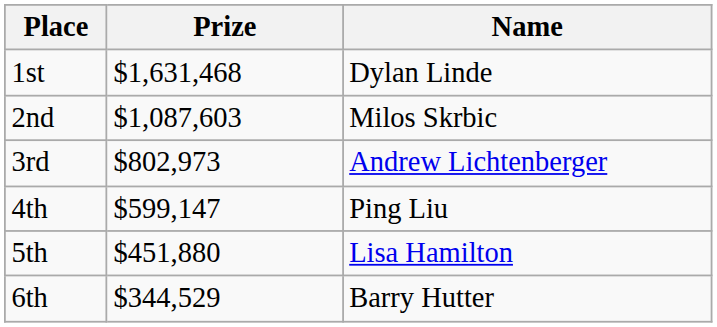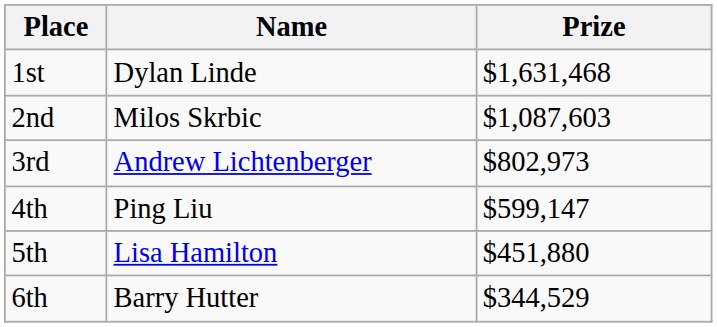columns swapped: (527, 27) <-> (225, 27)
